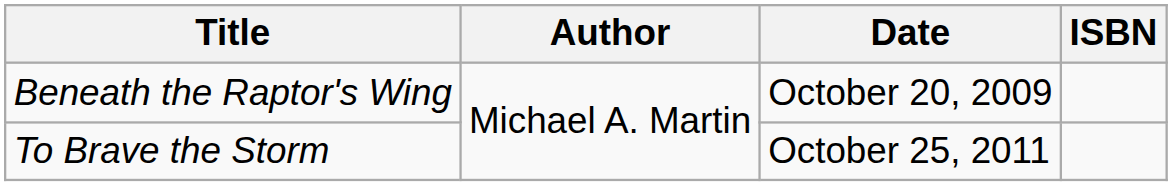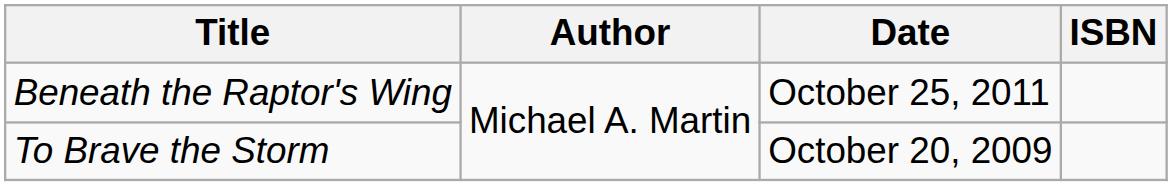(910, 92) October 20, 2009 -> (909, 92) October 25, 2011
(909, 150) October 25, 2011 -> (910, 150) October 20, 2009
